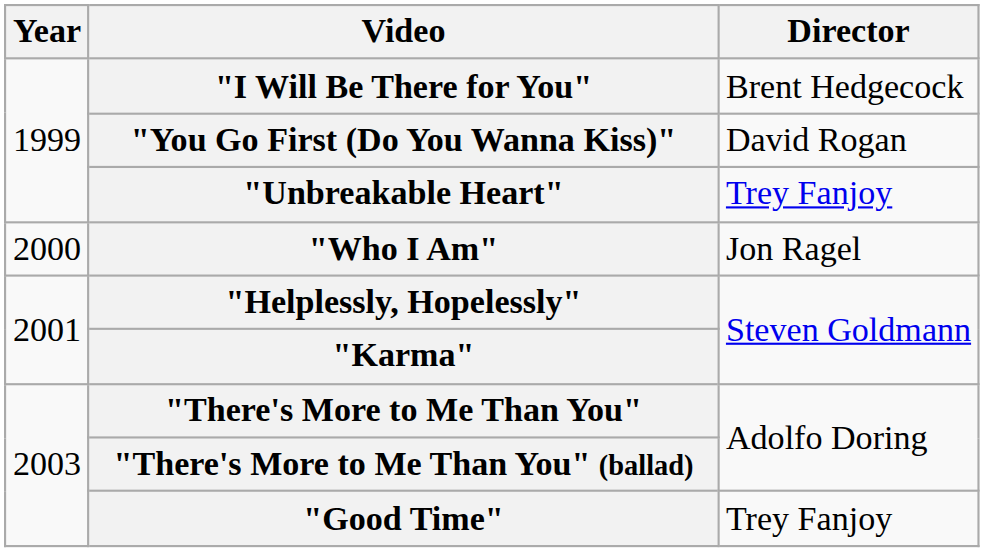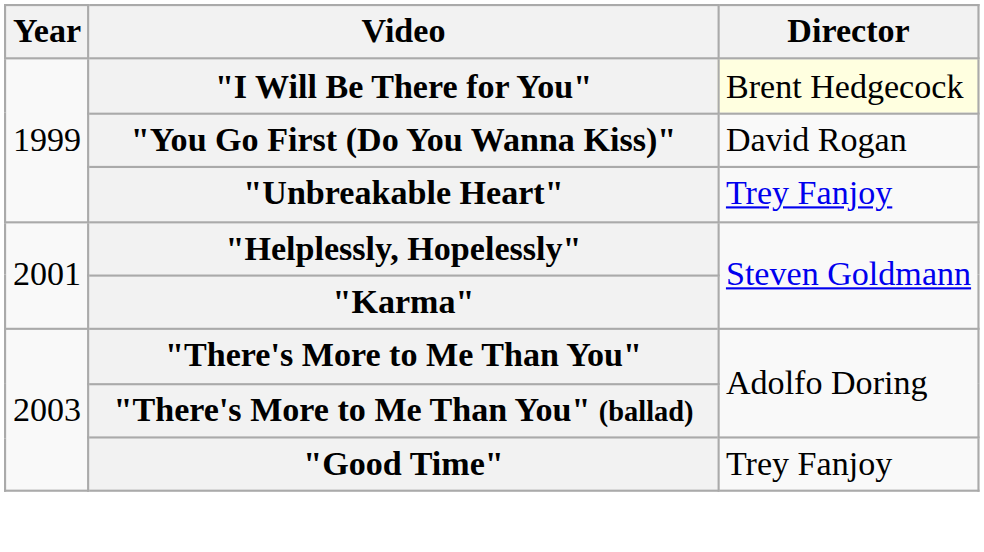(845, 85) no background -> (845, 85) lightyellow background
- row: (403, 247)
